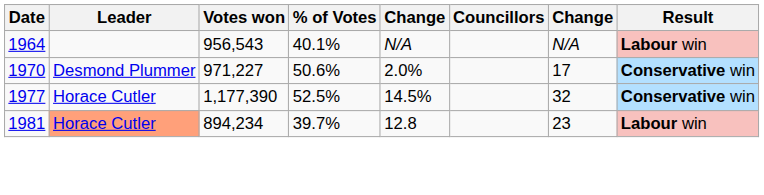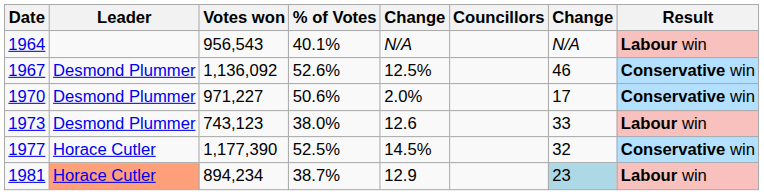+ row: (27, 70)
+ row: (27, 123)
(316, 123) 39.7% -> (316, 176) 38.7%
(400, 123) 12.8 -> (400, 176) 12.9
(561, 123) no background -> (561, 176) lightblue background
